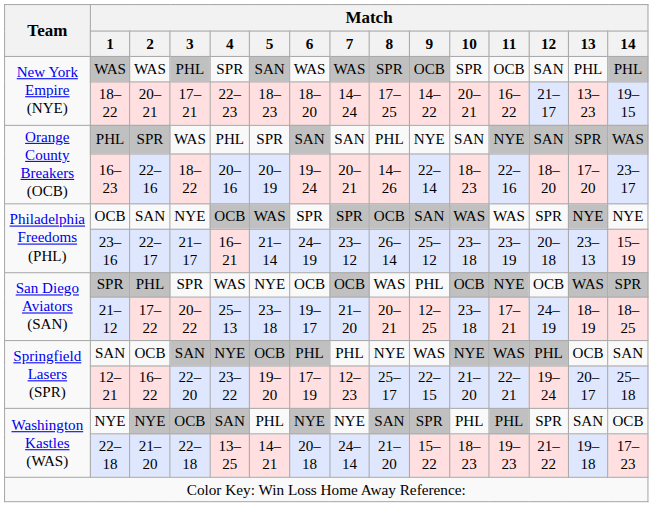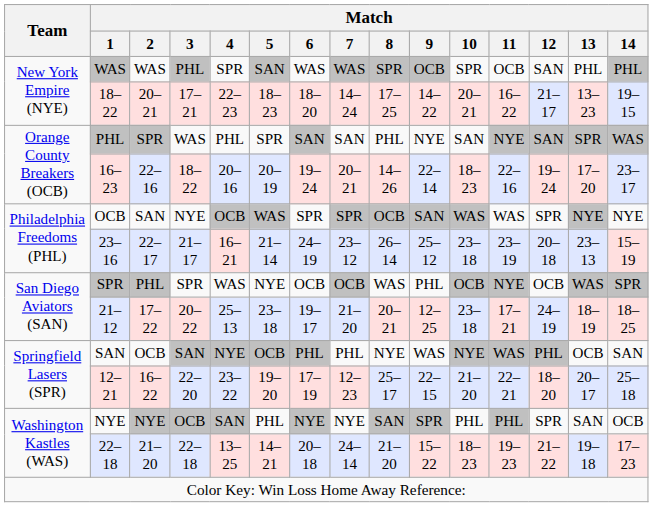(549, 178) 18–20 -> (549, 178) 19–24
(549, 387) 19–24 -> (549, 387) 18–20
